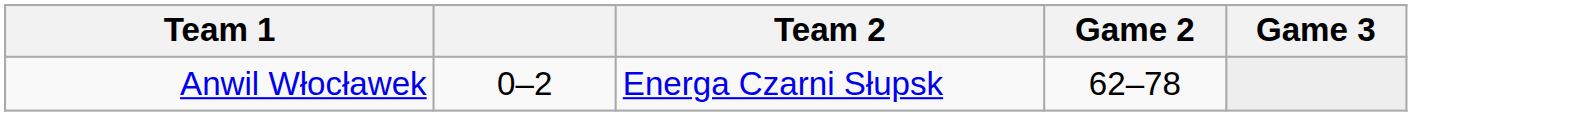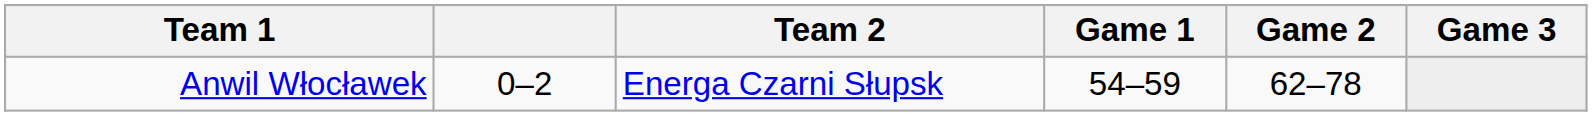+ column: (1135, 30)
